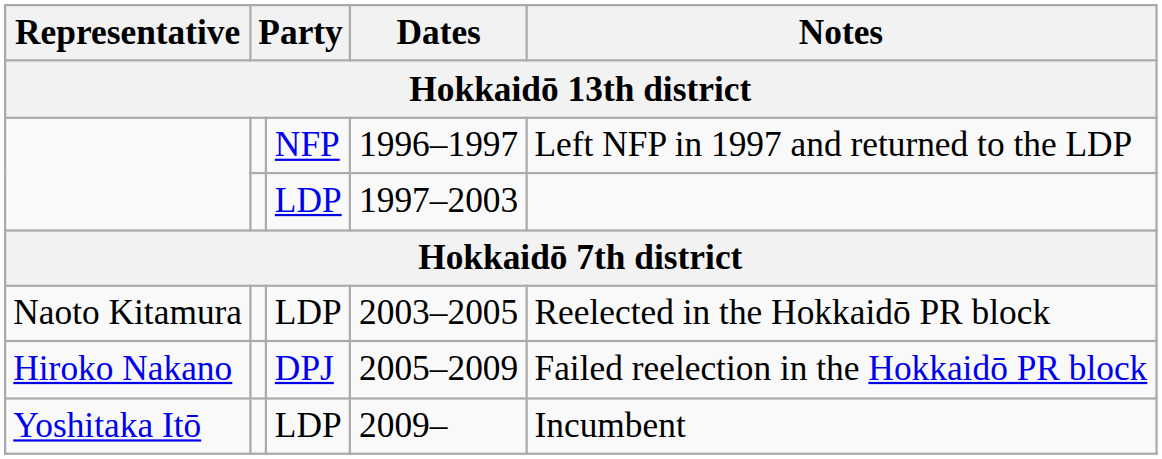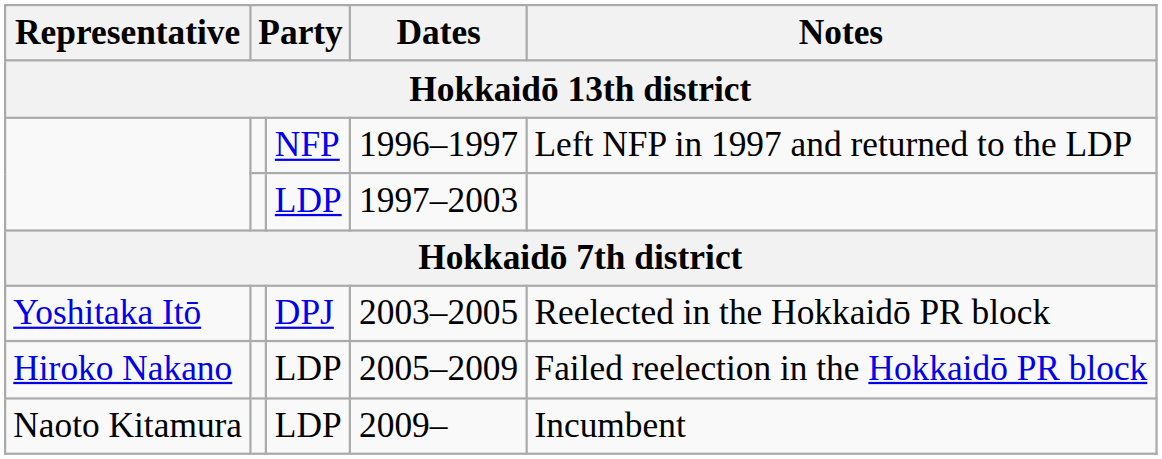(128, 312) Naoto Kitamura -> (107, 312) Yoshitaka Itō
(308, 312) LDP -> (304, 312) DPJ
(304, 369) DPJ -> (308, 369) LDP
(107, 425) Yoshitaka Itō -> (128, 425) Naoto Kitamura
